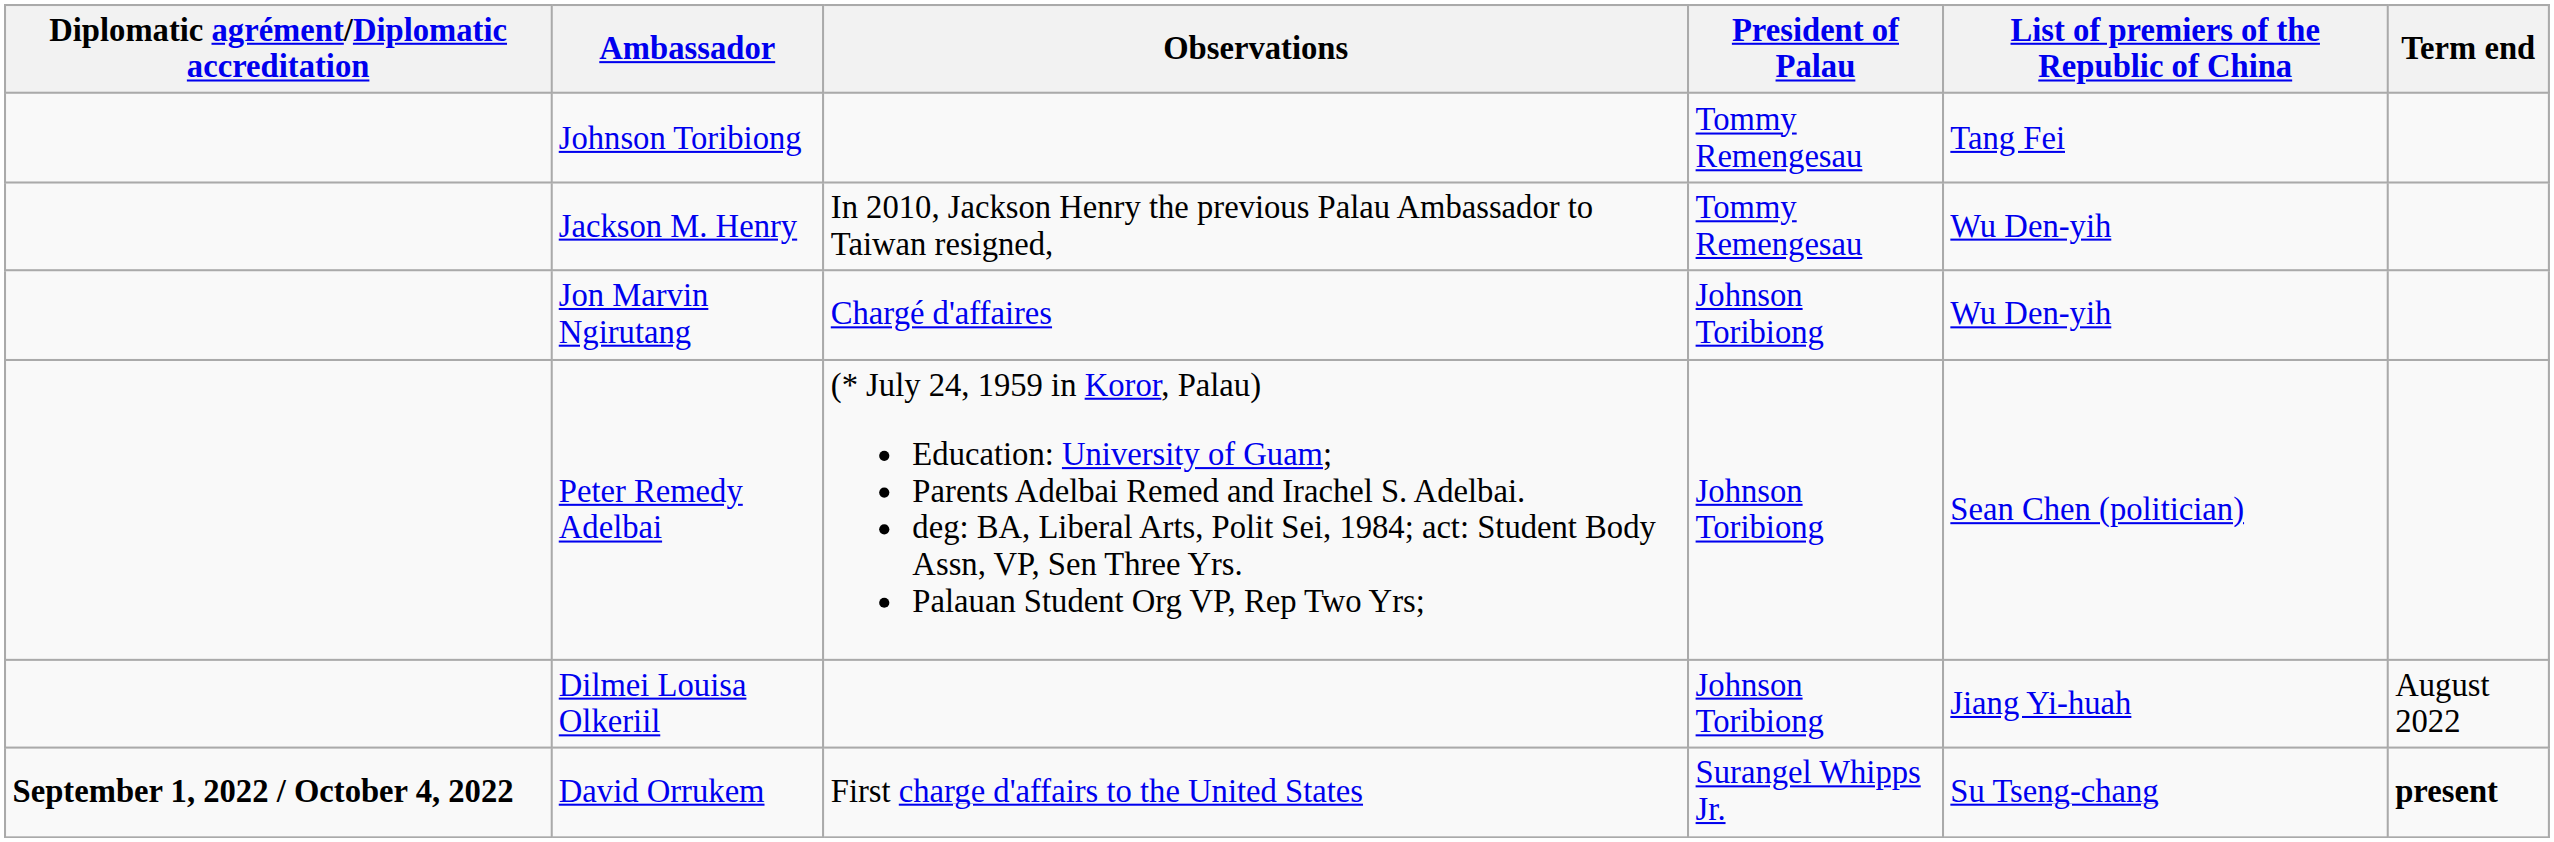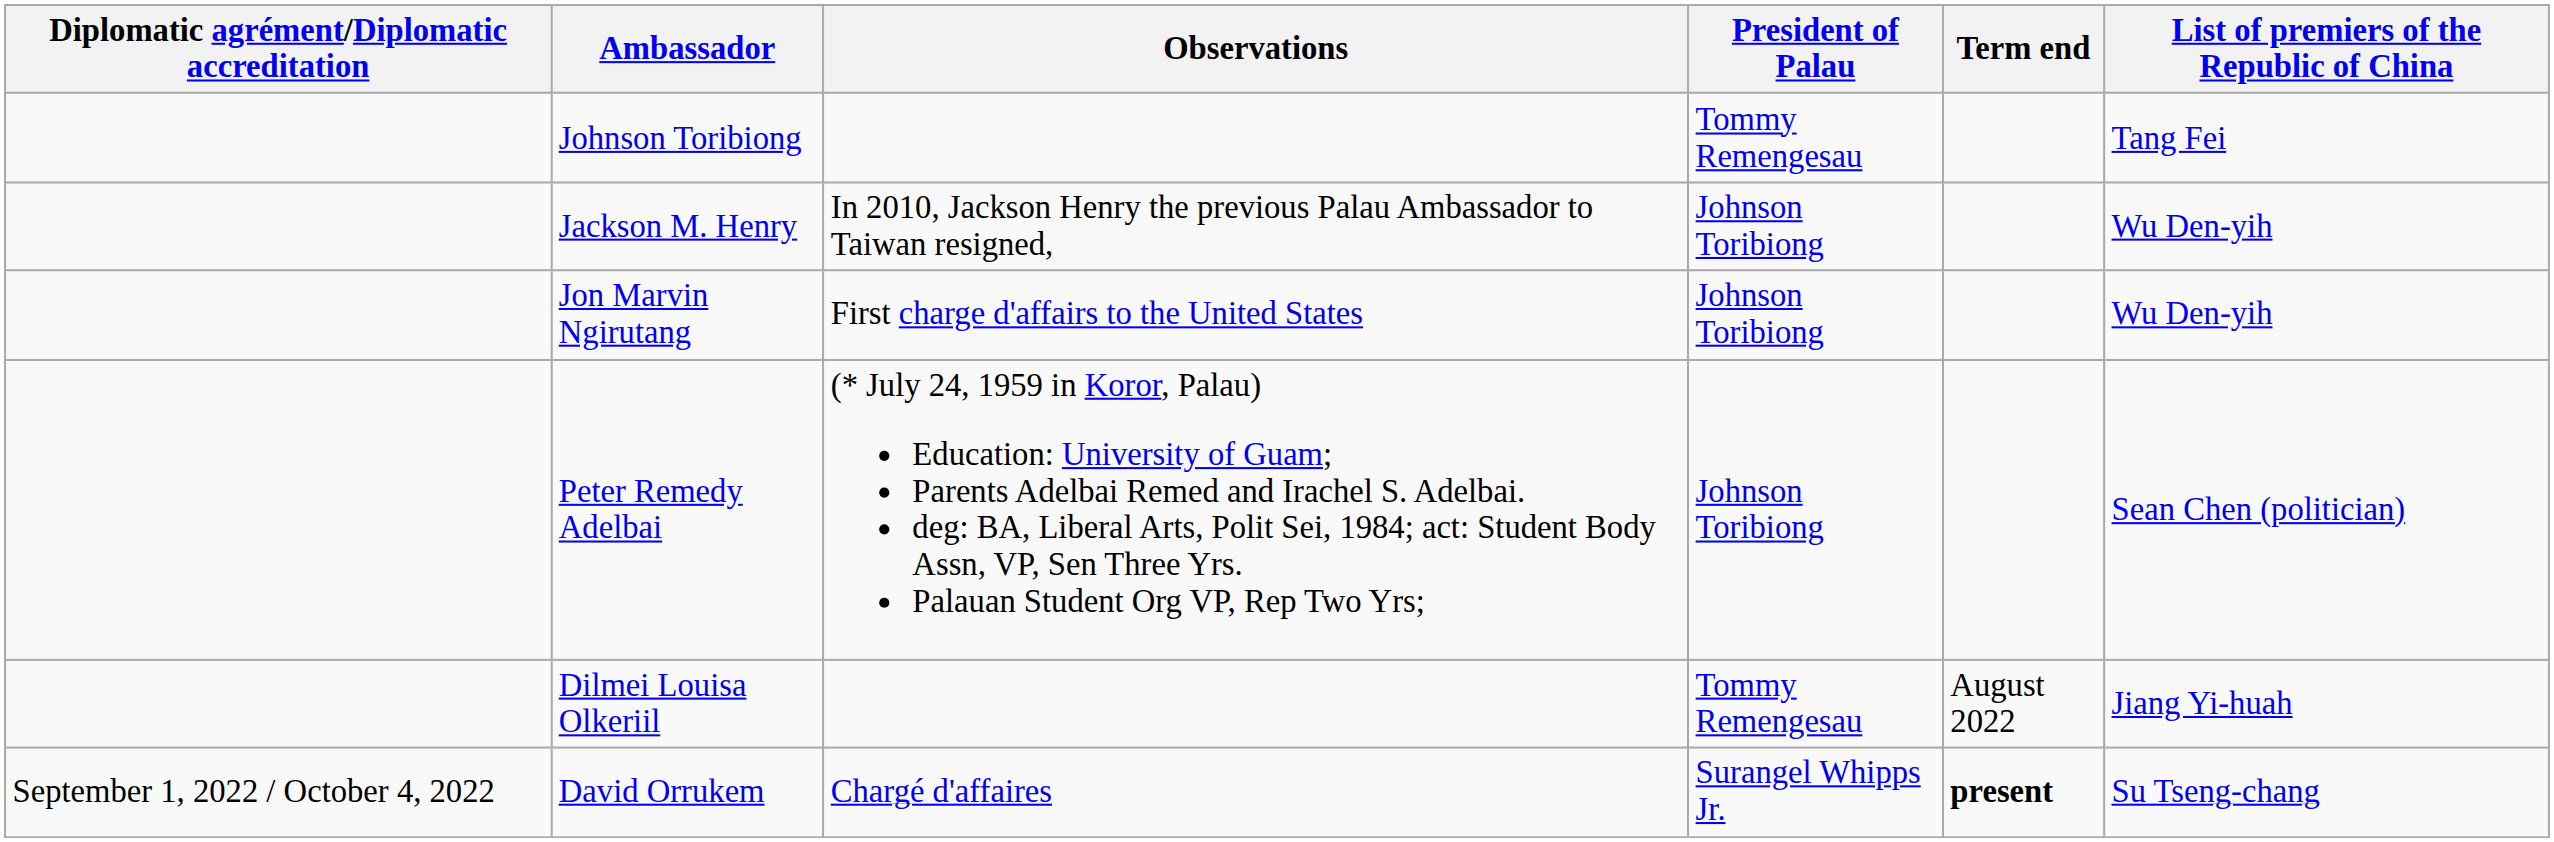columns swapped: (2165, 48) <-> (2468, 48)
(1779, 225) Tommy Remengesau -> (1760, 225) Johnson Toribiong
(941, 314) Chargé d'affaires -> (1097, 314) First charge d'affairs to the United States
(1760, 703) Johnson Toribiong -> (1779, 703) Tommy Remengesau
(263, 791) bold -> (254, 791) normal
(1097, 791) First charge d'affairs to the United States -> (941, 791) Chargé d'affaires
